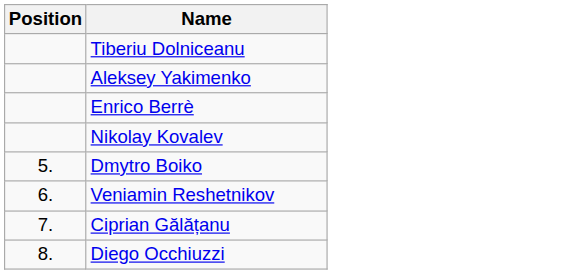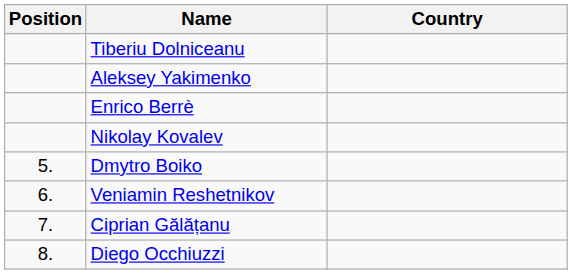+ column: (447, 19)
